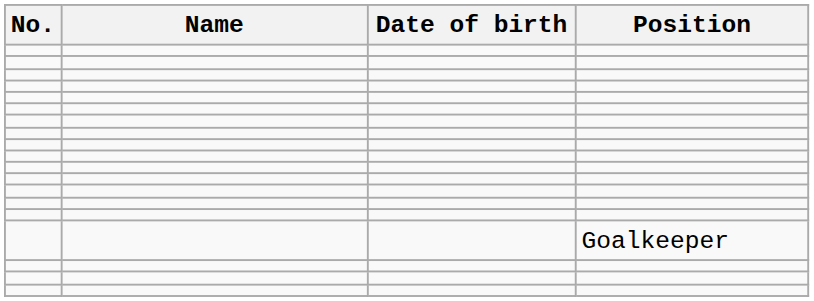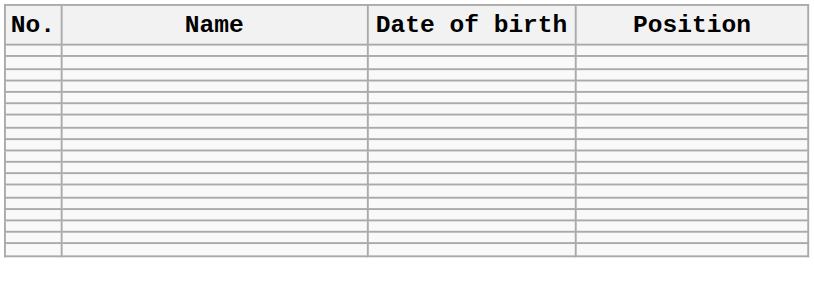- row: (33, 240)
